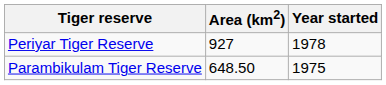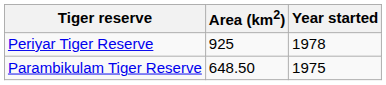(221, 44) 927 -> (221, 44) 925
